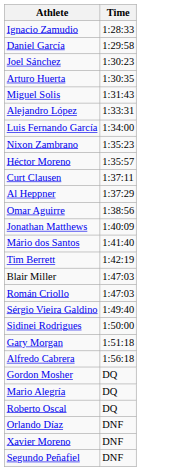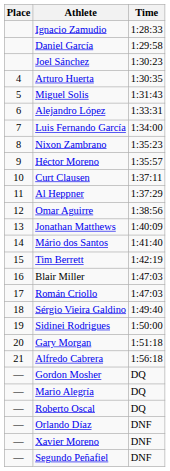+ column: (19, 12)
